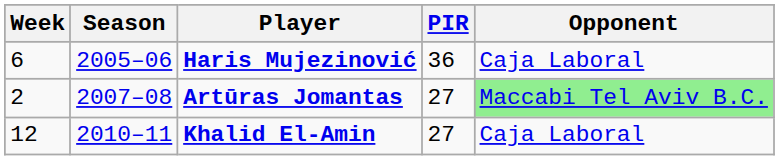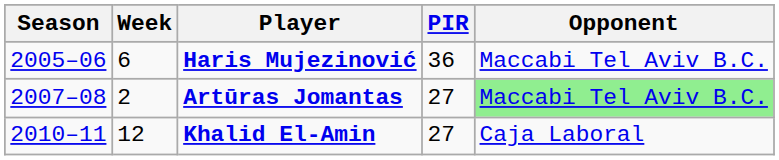columns swapped: (124, 24) <-> (38, 24)
(562, 61) Caja Laboral -> (624, 61) Maccabi Tel Aviv B.C.
